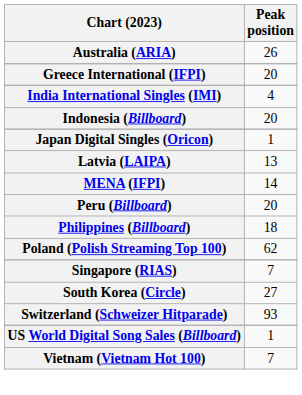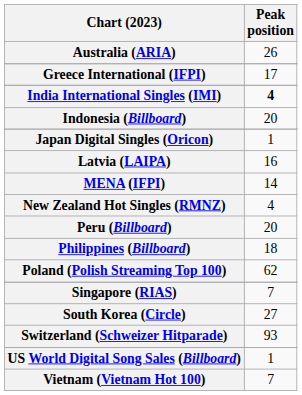(271, 74) 20 -> (271, 74) 17
(271, 96) normal -> (271, 96) bold
(271, 161) 13 -> (271, 161) 16
+ row: (124, 205)
